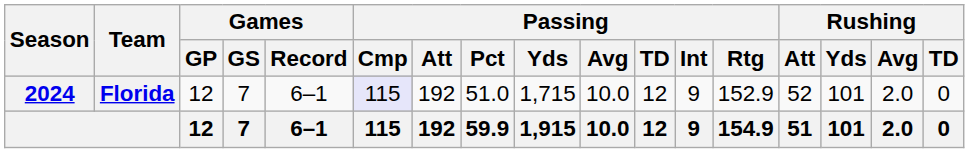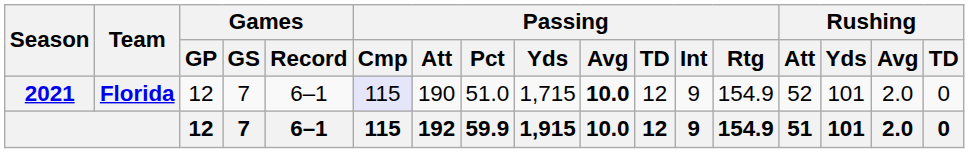(50, 93) 2024 -> (50, 93) 2021
(437, 93) 192 -> (437, 93) 190
(608, 93) normal -> (608, 93) bold
(746, 93) 152.9 -> (746, 93) 154.9
